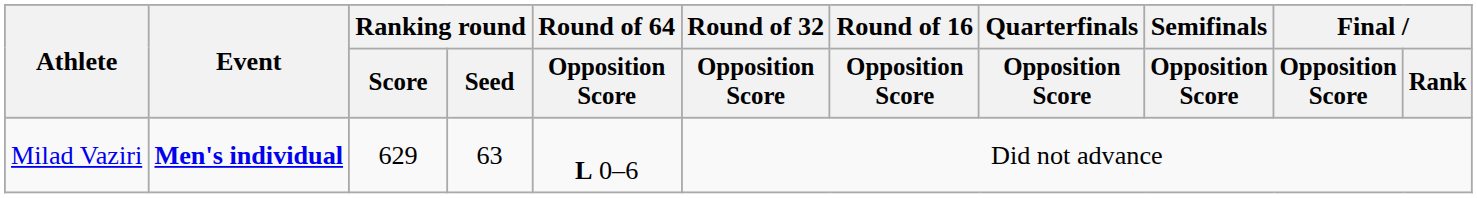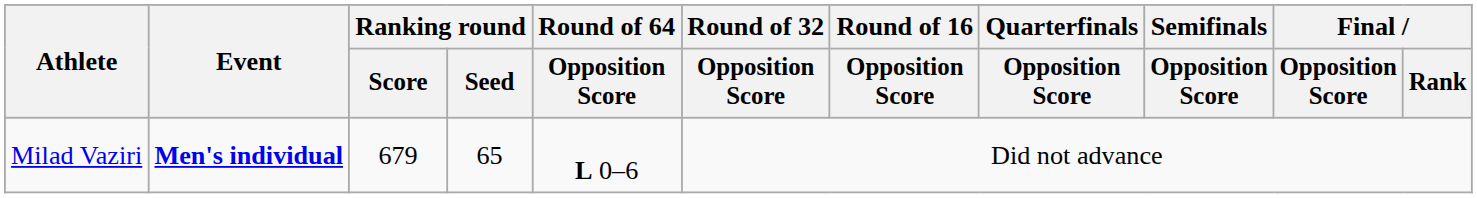(398, 155) 629 -> (398, 155) 679
(489, 155) 63 -> (489, 155) 65
